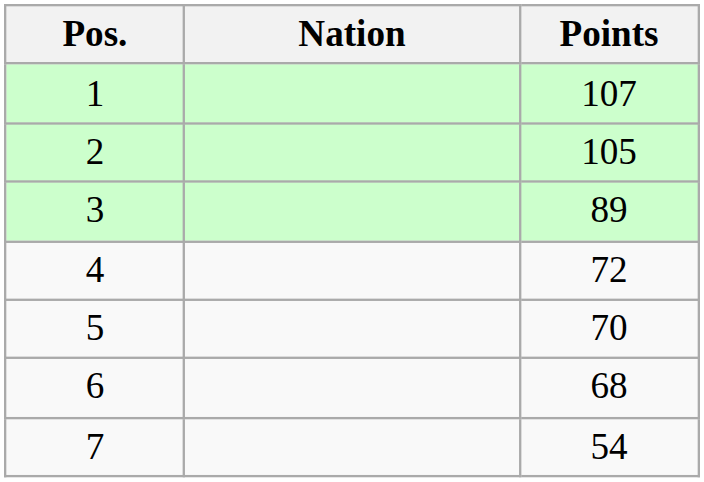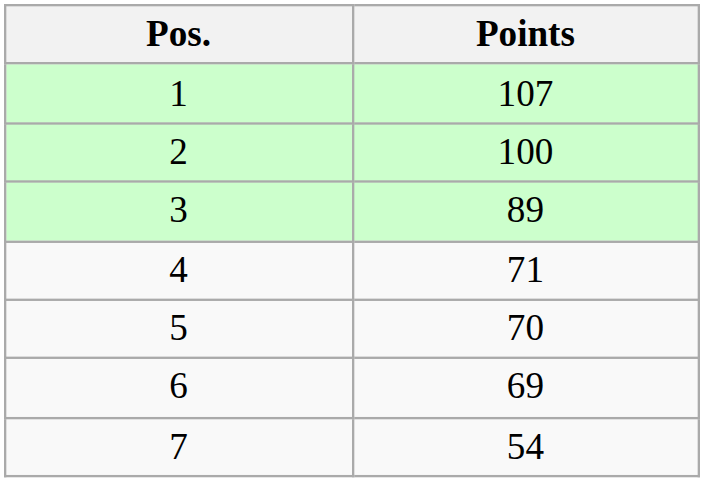- column: (352, 33)
(609, 151) 105 -> (525, 151) 100
(609, 269) 72 -> (525, 269) 71
(609, 387) 68 -> (525, 387) 69
